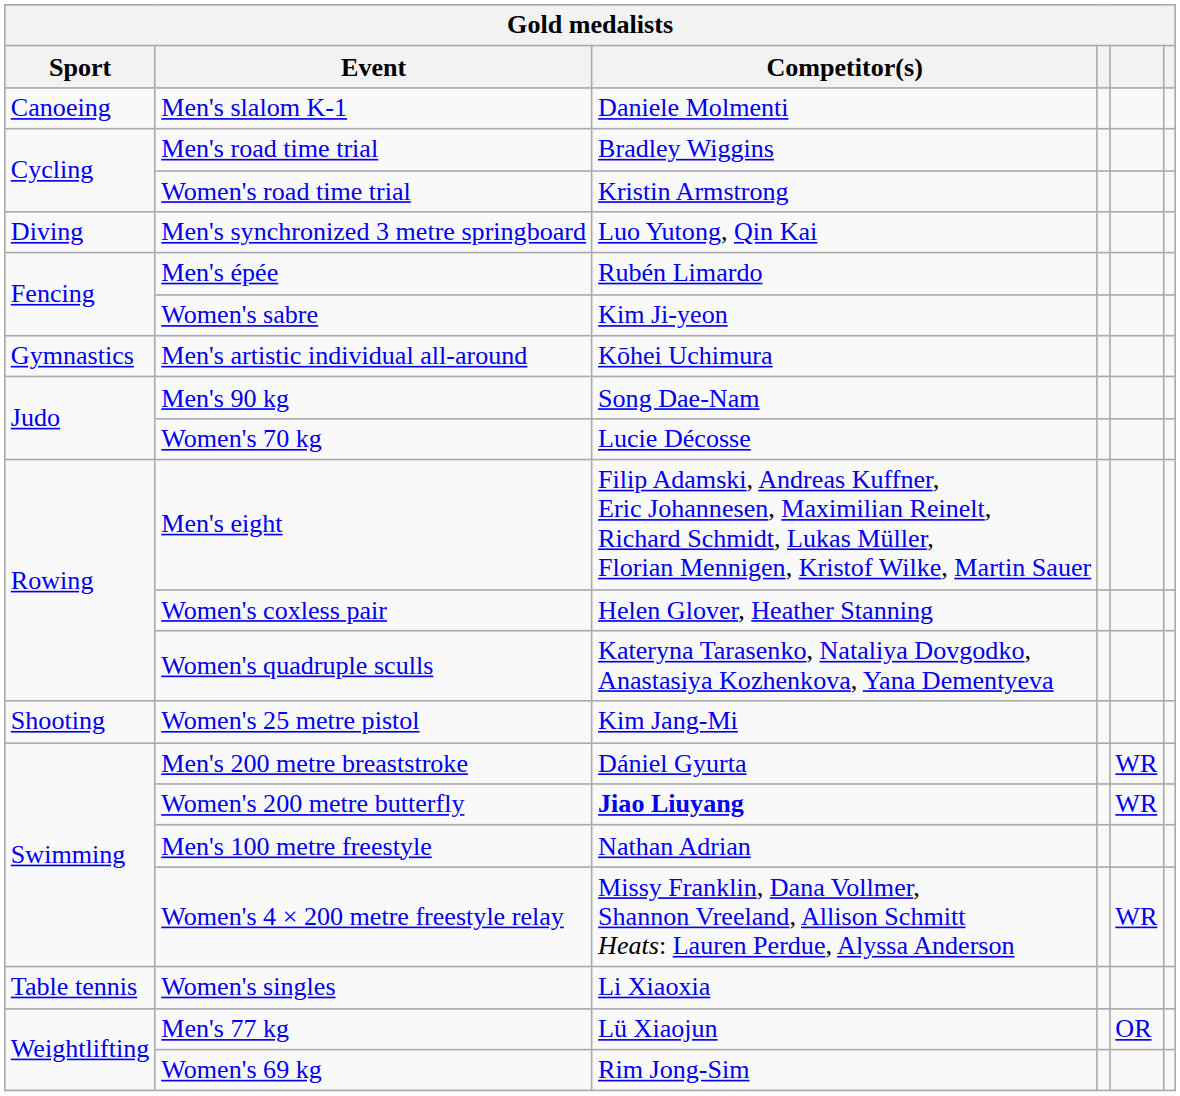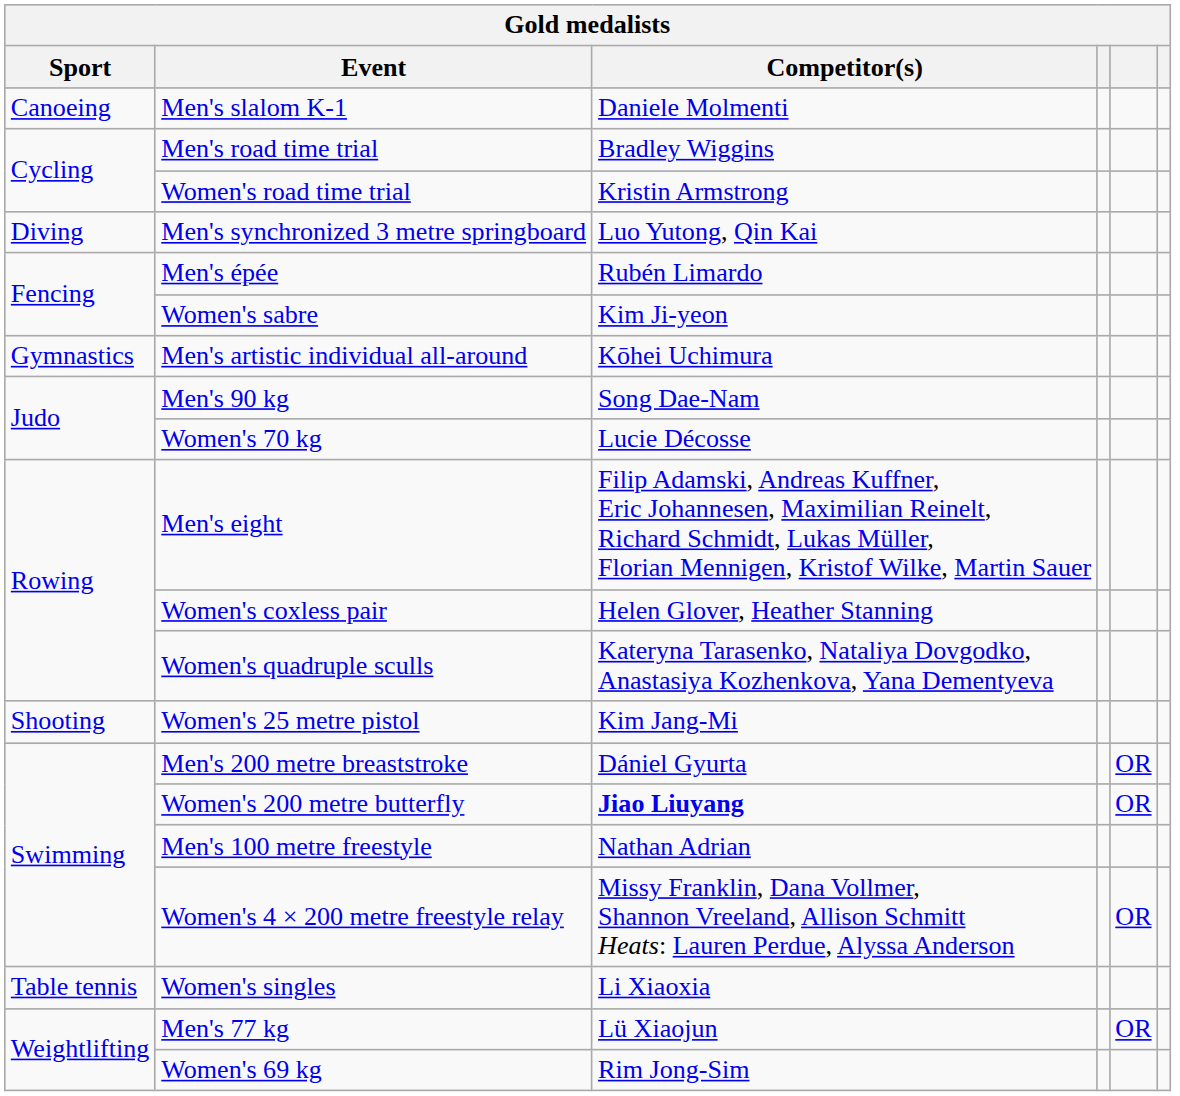(1136, 762) WR -> (1133, 762) OR
(1136, 804) WR -> (1133, 804) OR
(1136, 916) WR -> (1133, 916) OR
